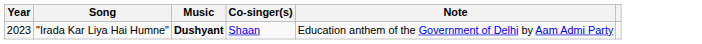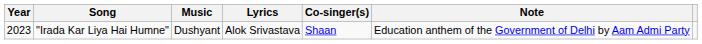+ column: (262, 13)
(199, 30) bold -> (197, 30) normal
